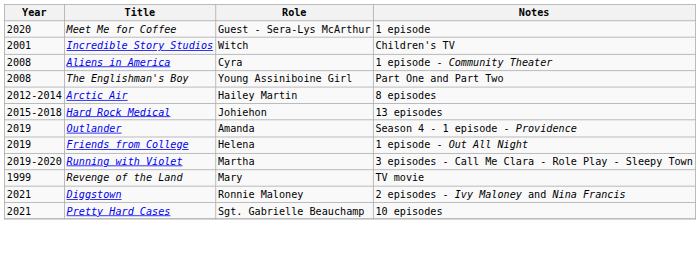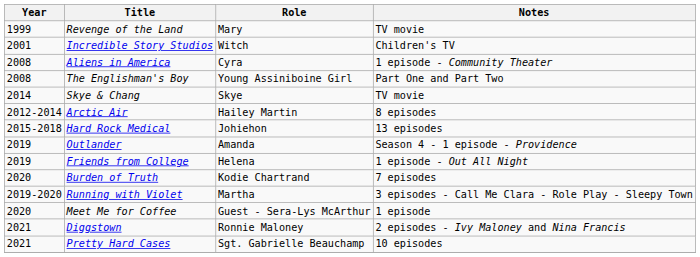rows swapped: (125, 178) <-> (122, 29)
+ row: (103, 95)
+ row: (112, 178)
